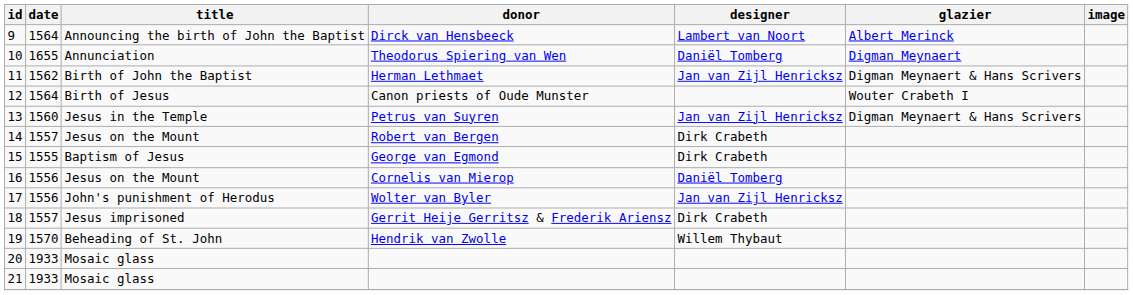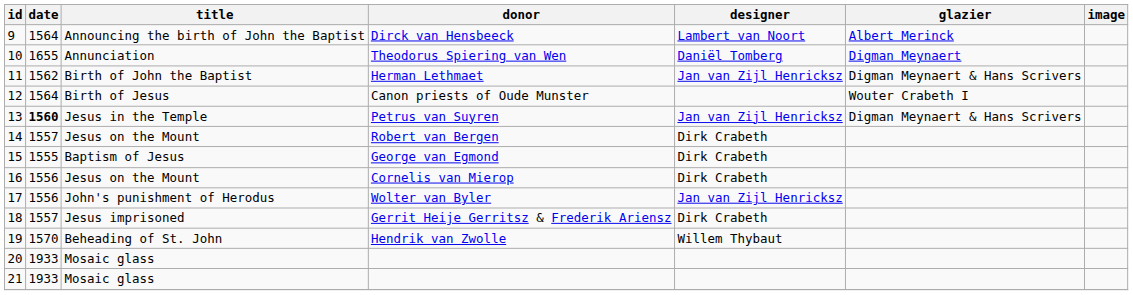(43, 116) normal -> (43, 116) bold
(730, 177) Daniël Tomberg -> (723, 177) Dirk Crabeth
